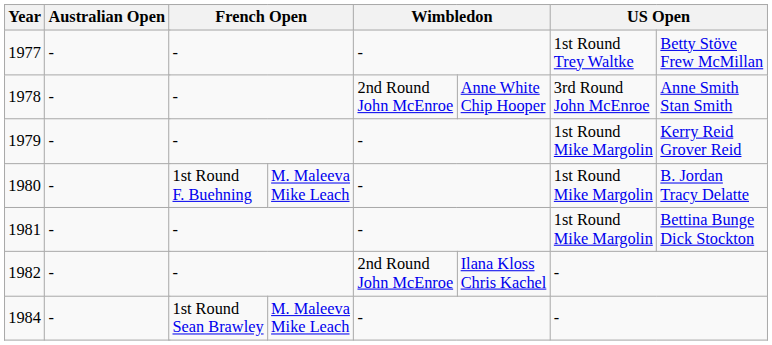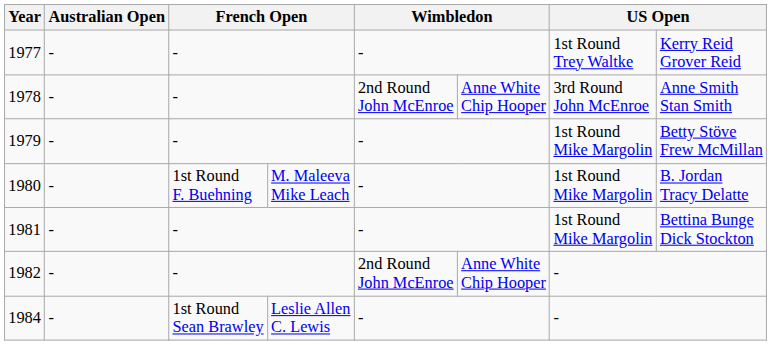(712, 52) Betty Stöve Frew McMillan -> (700, 52) Kerry Reid Grover Reid
(701, 140) Kerry Reid Grover Reid -> (711, 140) Betty Stöve Frew McMillan
(503, 273) Ilana Kloss Chris Kachel -> (504, 273) Anne White Chip Hooper
(311, 317) M. Maleeva Mike Leach -> (311, 317) Leslie Allen C. Lewis
